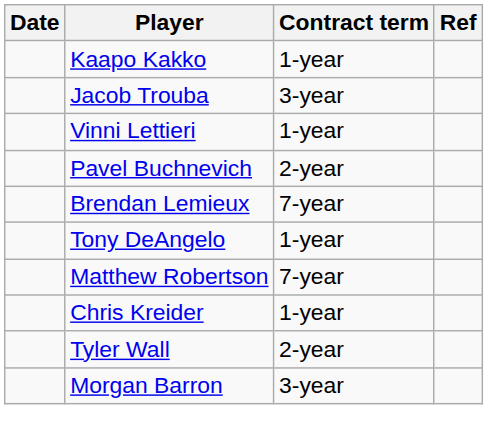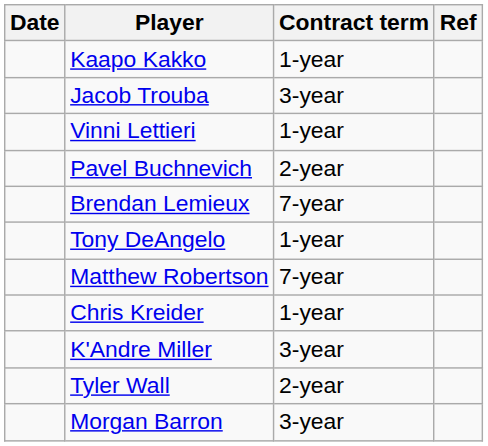+ row: (141, 349)
